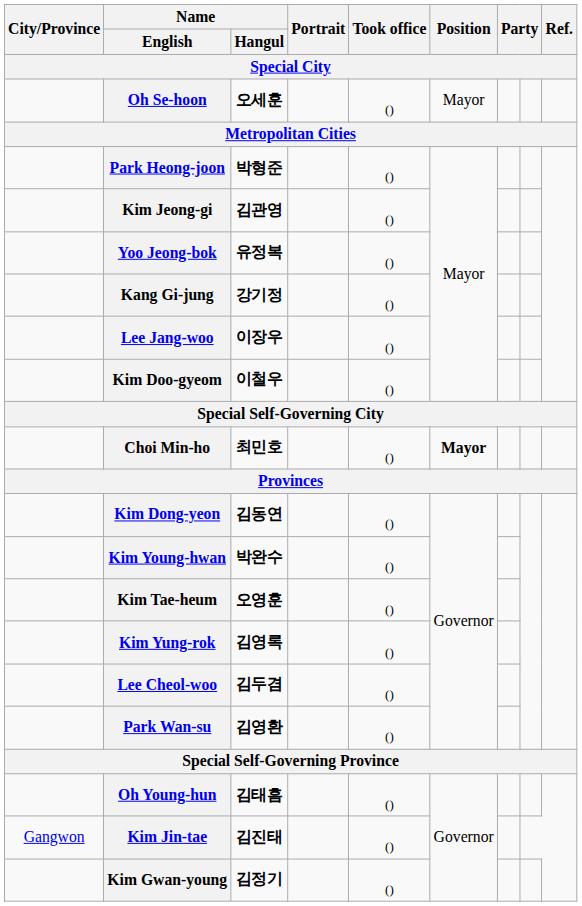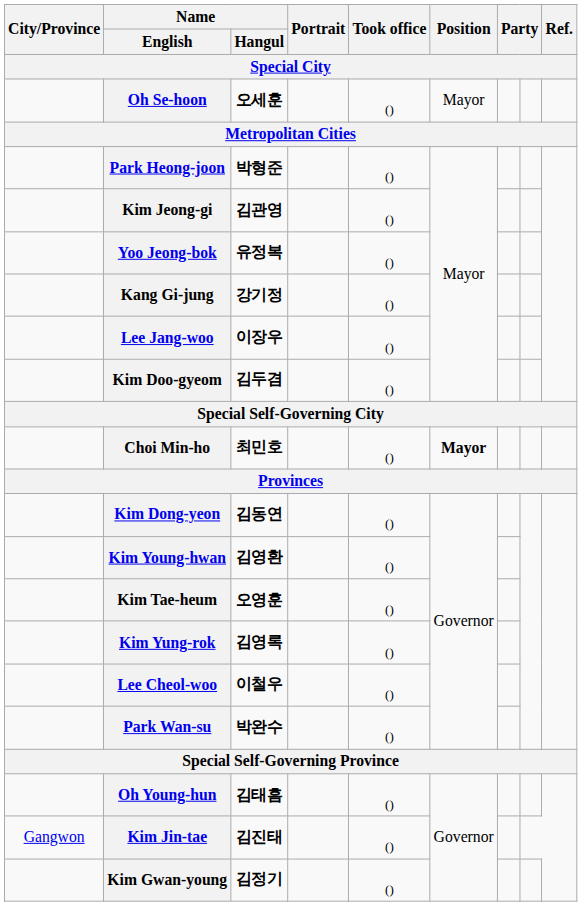(259, 379) 이철우 -> (259, 379) 김두겸
(259, 557) 박완수 -> (259, 557) 김영환
(259, 684) 김두겸 -> (259, 684) 이철우
(259, 727) 김영환 -> (259, 727) 박완수
